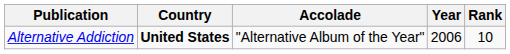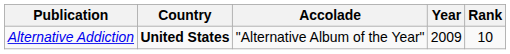(446, 37) 2006 -> (446, 37) 2009
